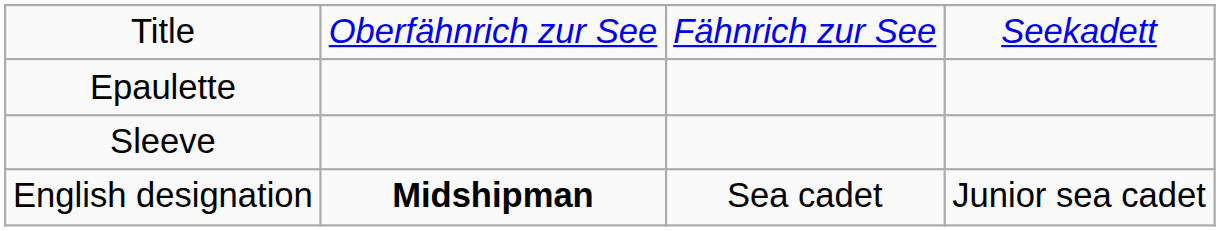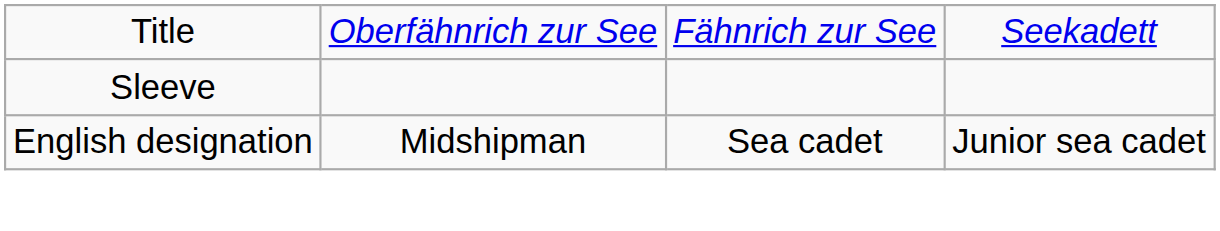- row: (163, 86)
(493, 196) bold -> (493, 141) normal
